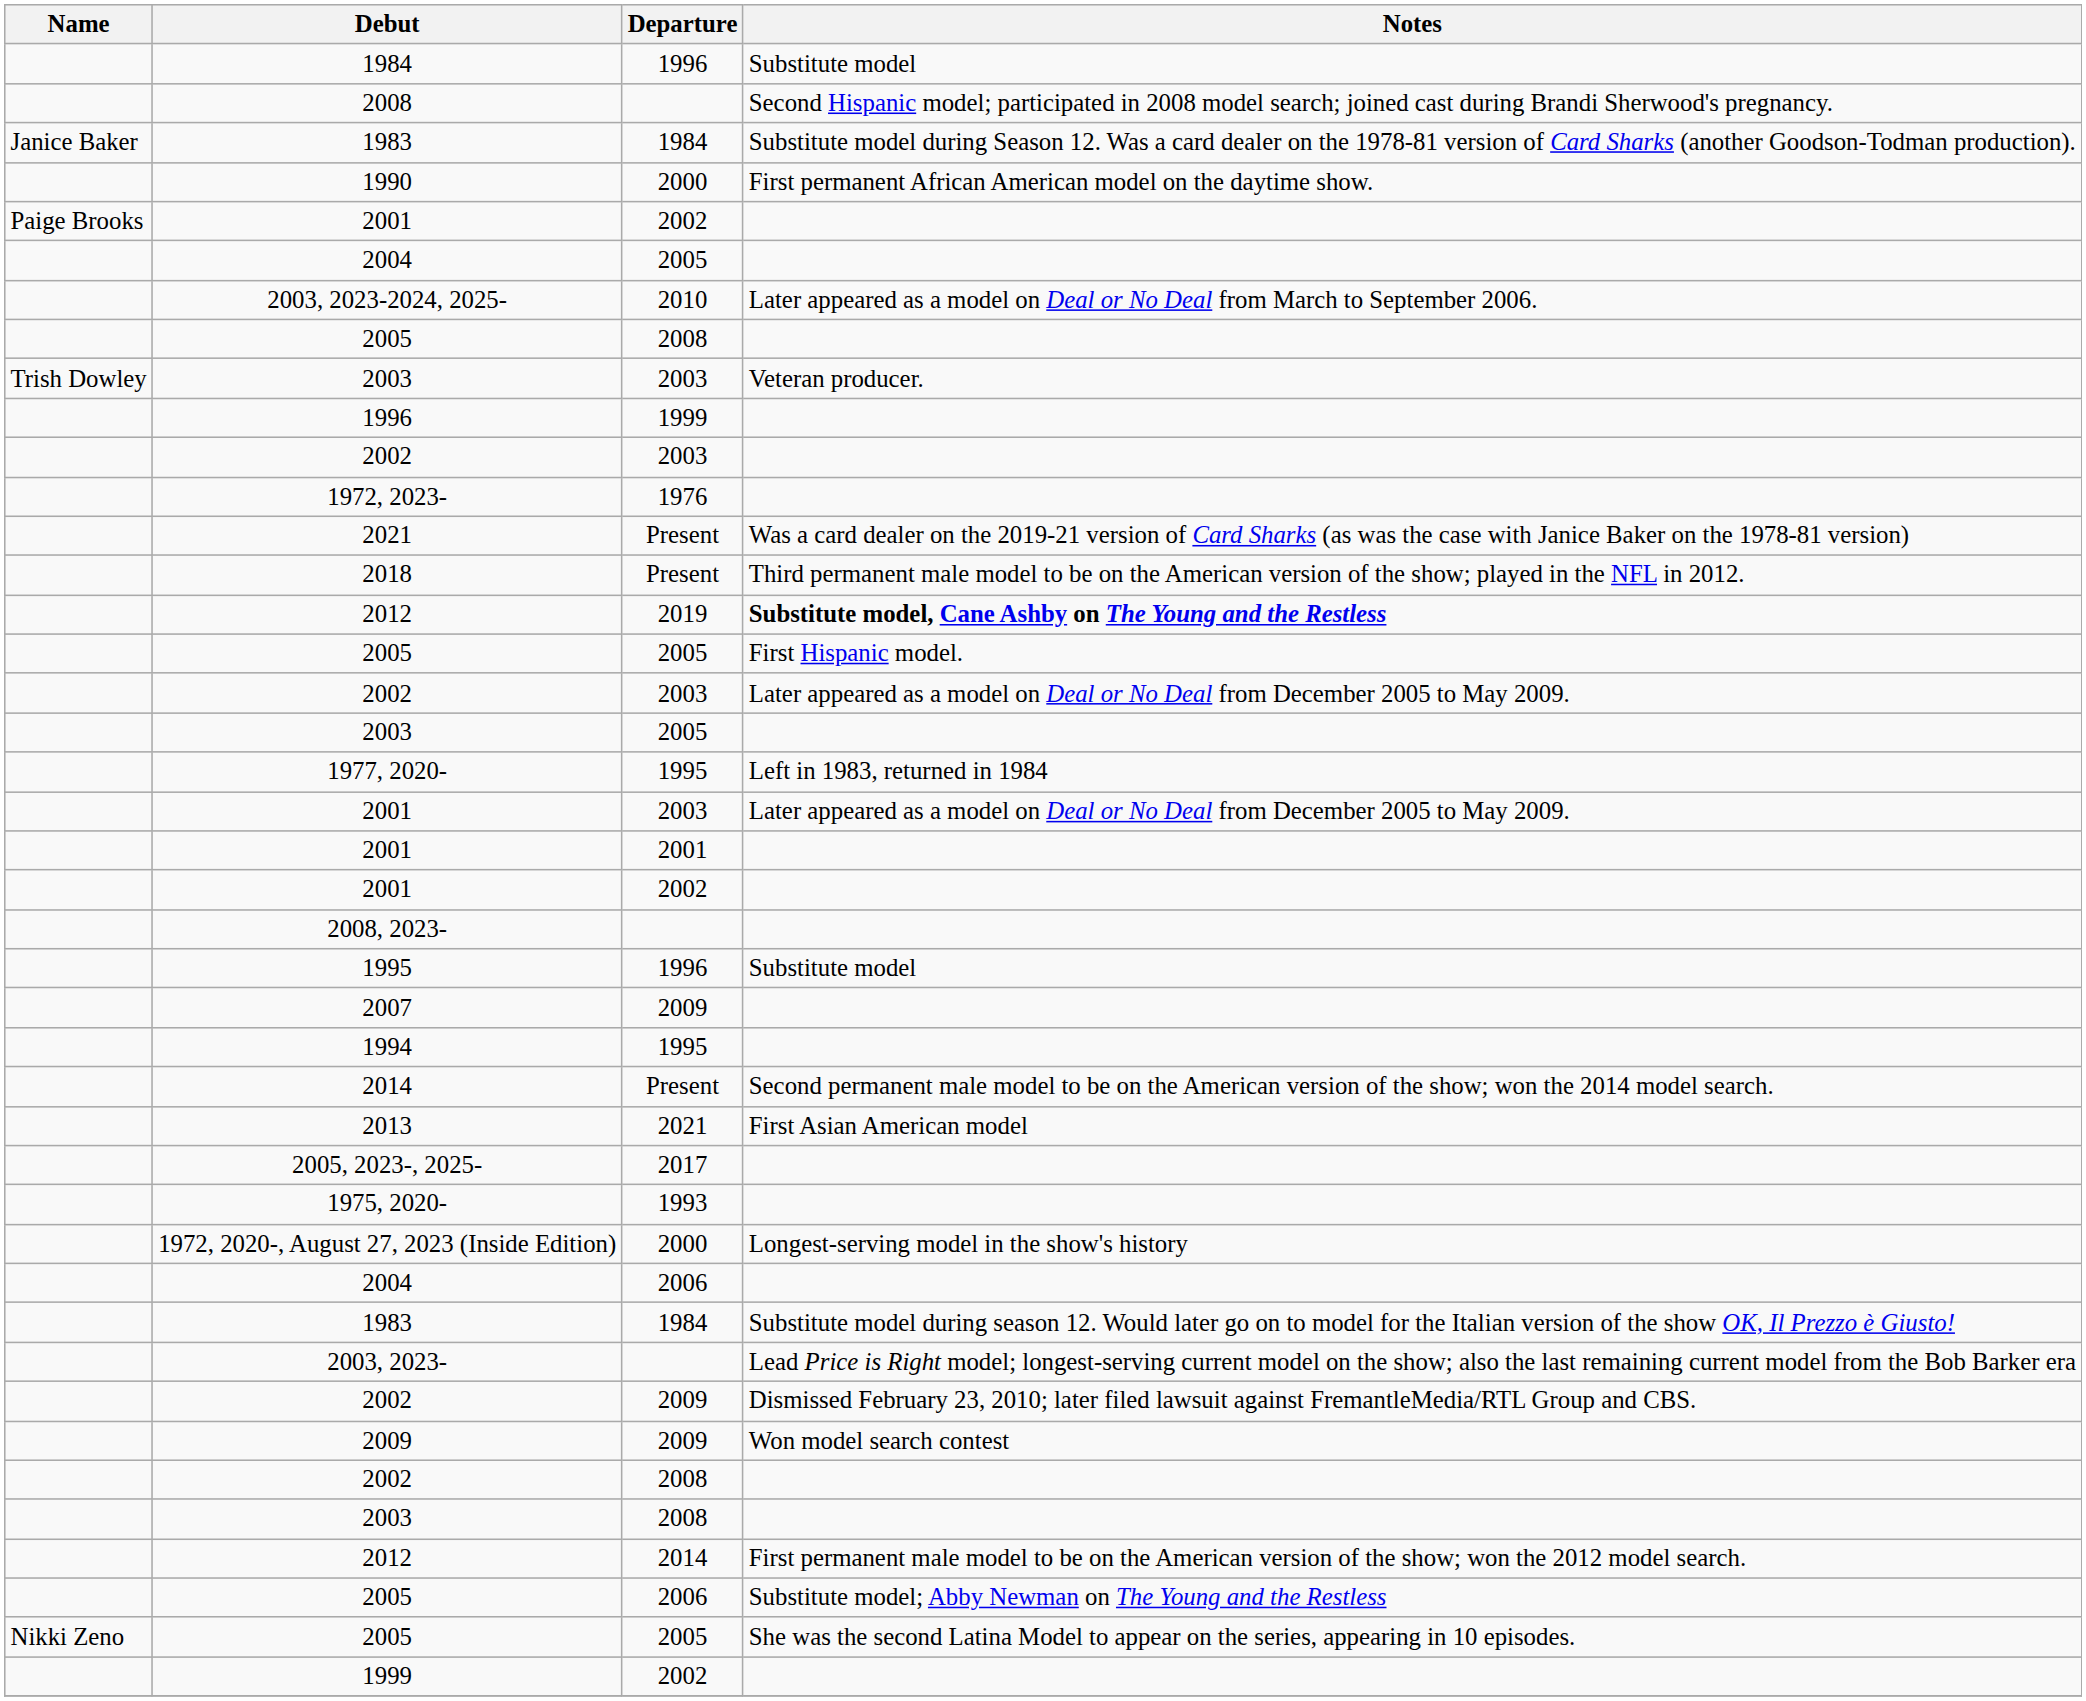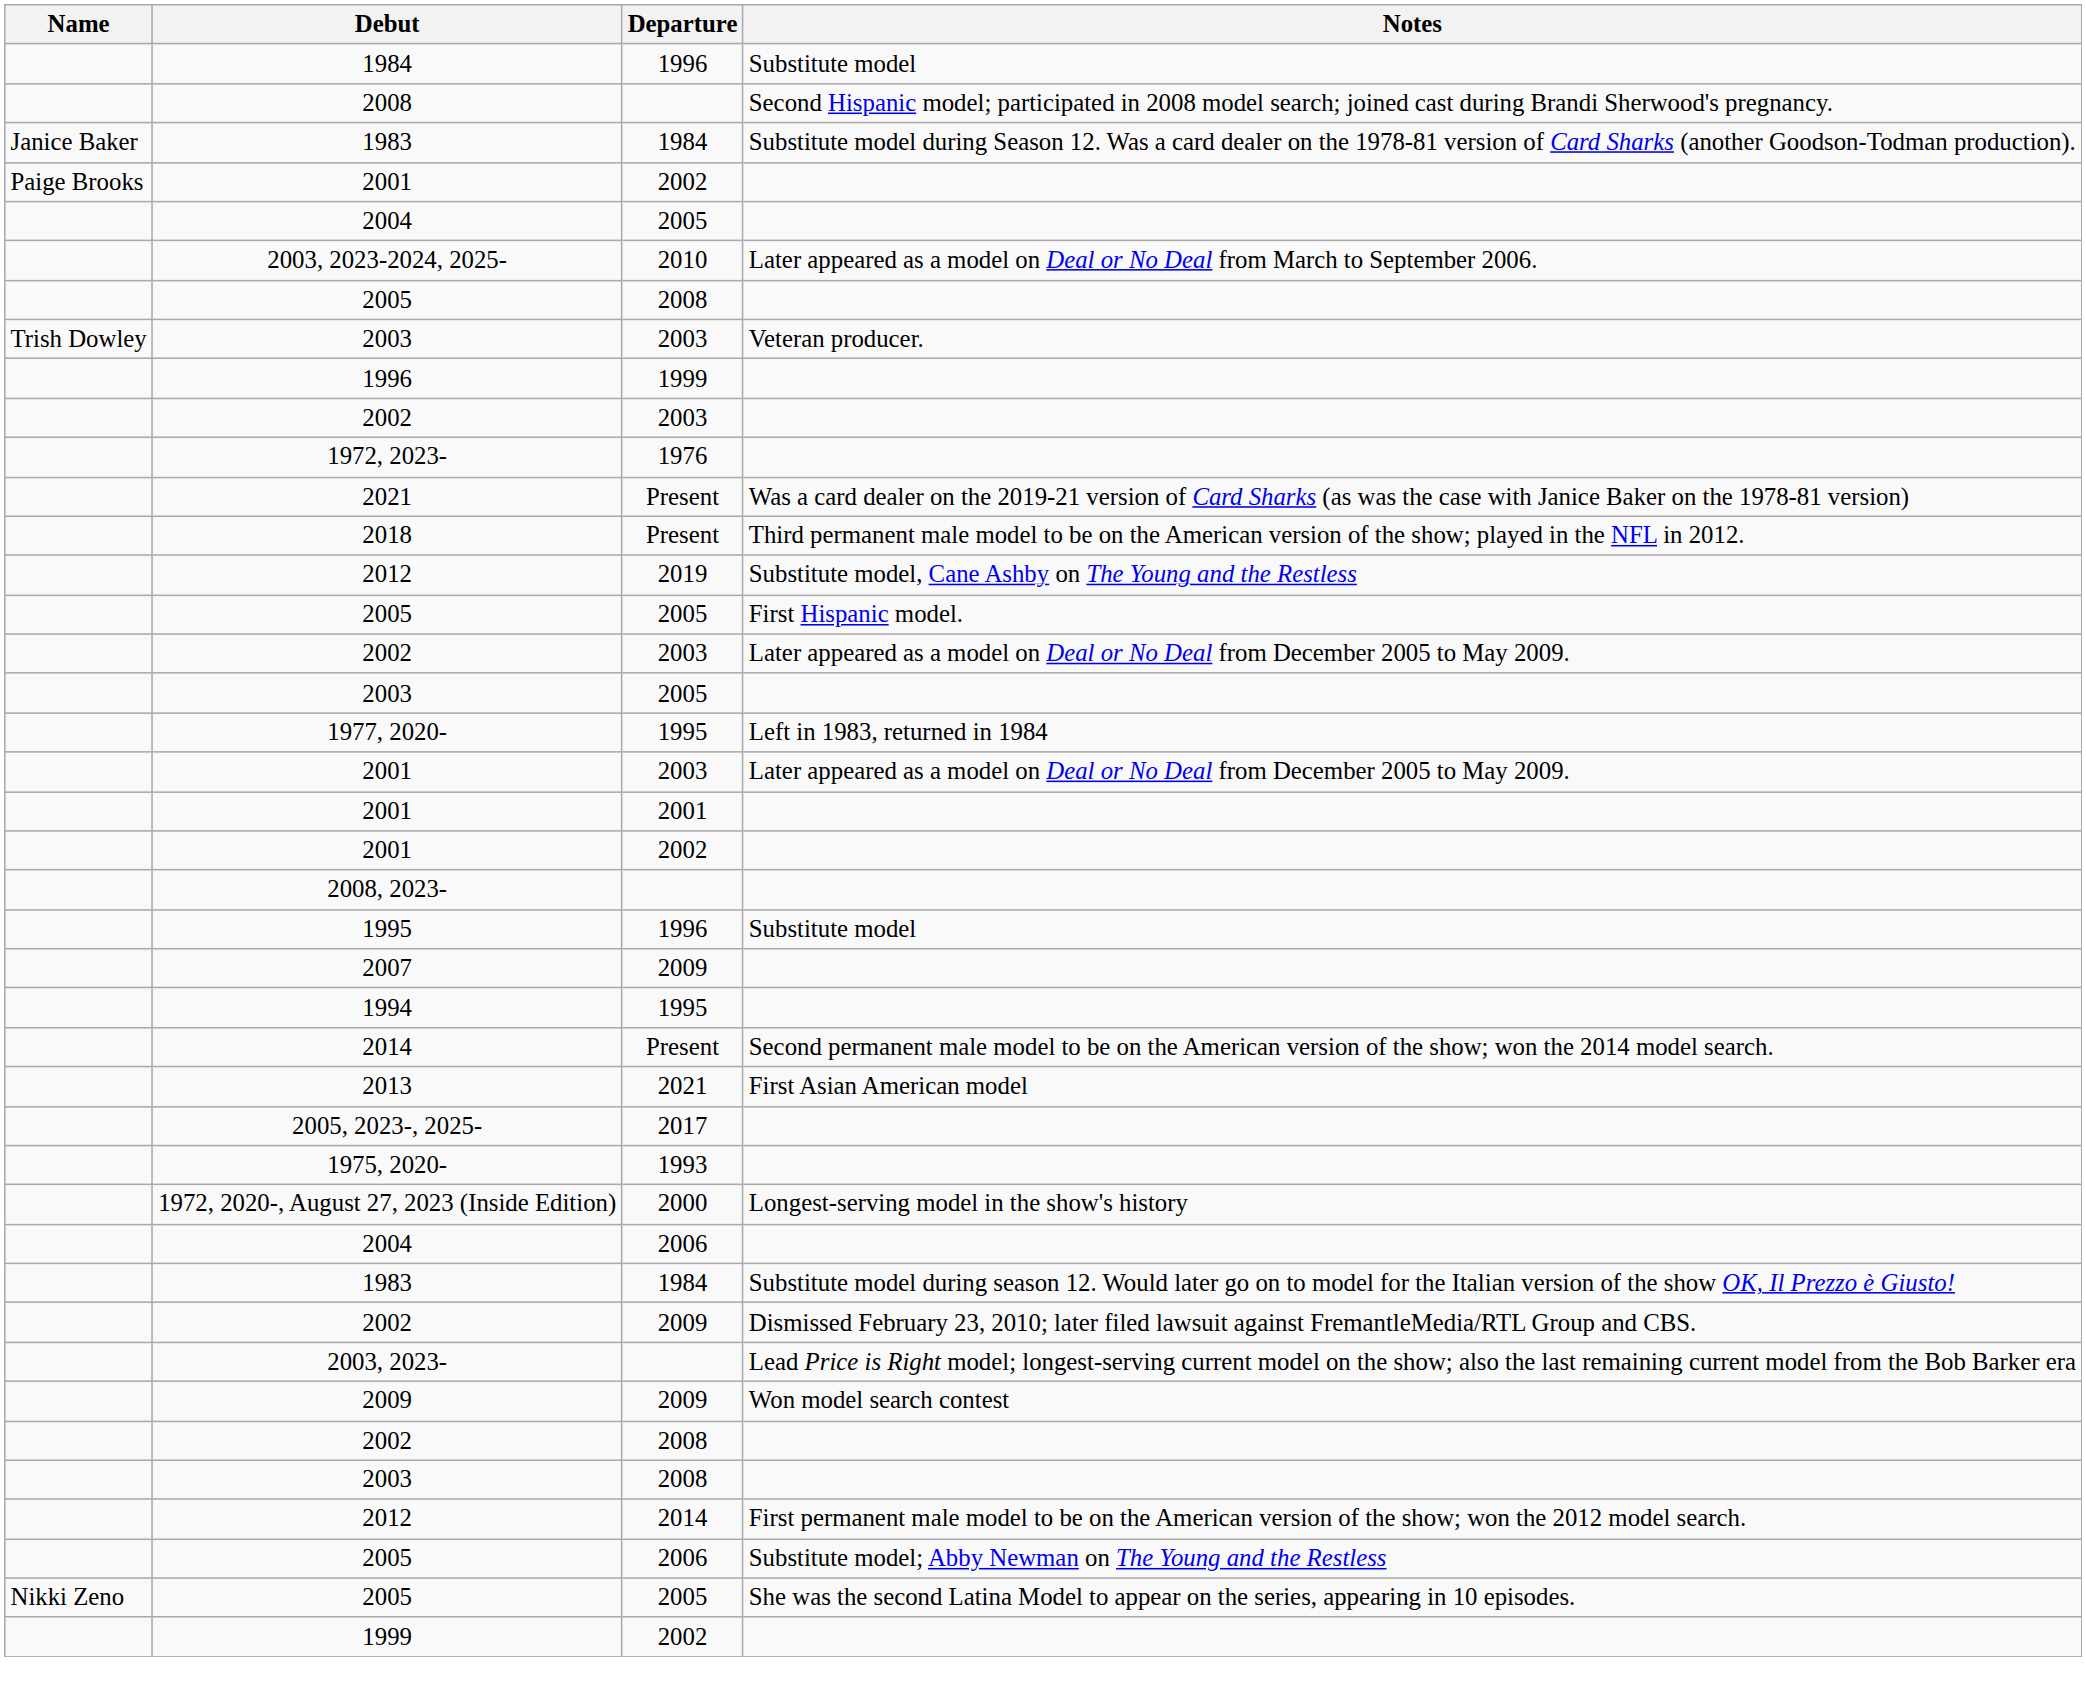- row: (387, 181)
(1068, 614) bold -> (1053, 574) normal
rows swapped: (387, 1361) <-> (387, 1400)
